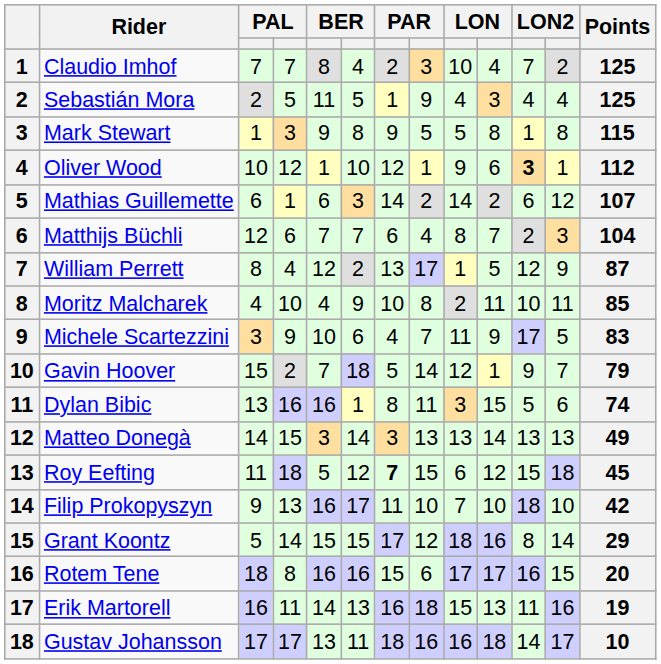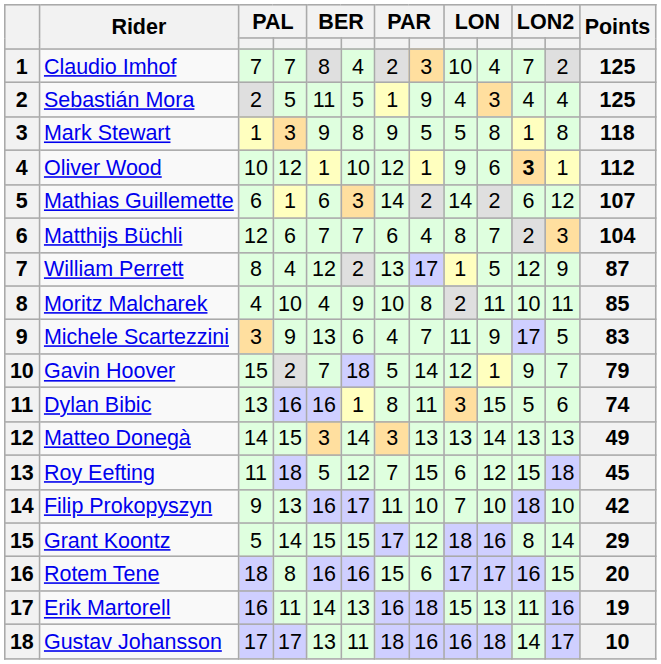(617, 133) 115 -> (617, 133) 118
(324, 336) 10 -> (324, 336) 13
(392, 472) bold -> (392, 472) normal
